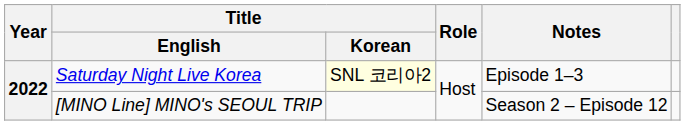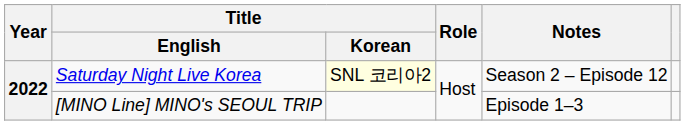(534, 75) Episode 1–3 -> (577, 75) Season 2 – Episode 12
(577, 105) Season 2 – Episode 12 -> (534, 105) Episode 1–3
